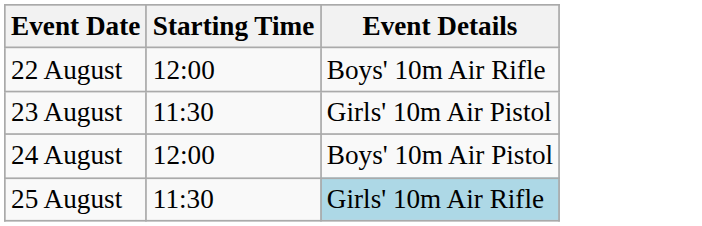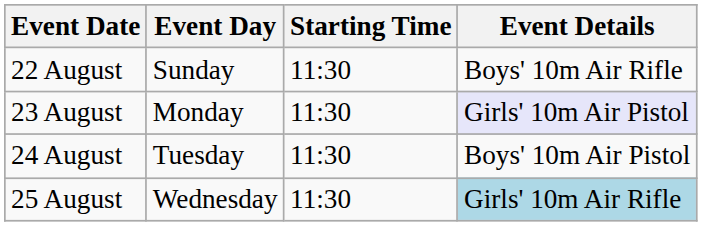+ column: (215, 26)
(184, 69) 12:00 -> (321, 69) 11:30
(439, 112) no background -> (576, 112) lavender background
(184, 155) 12:00 -> (321, 155) 11:30
